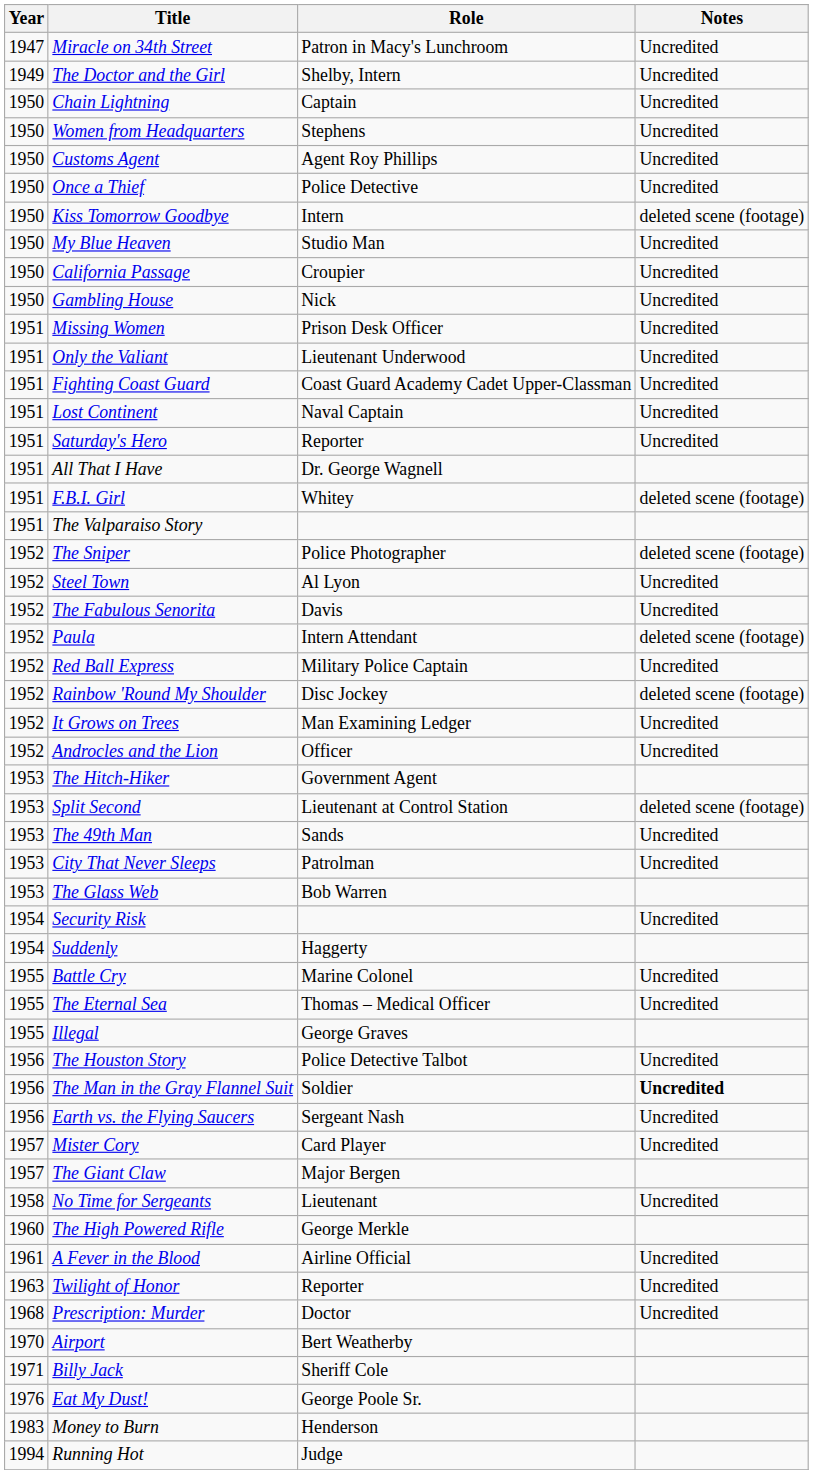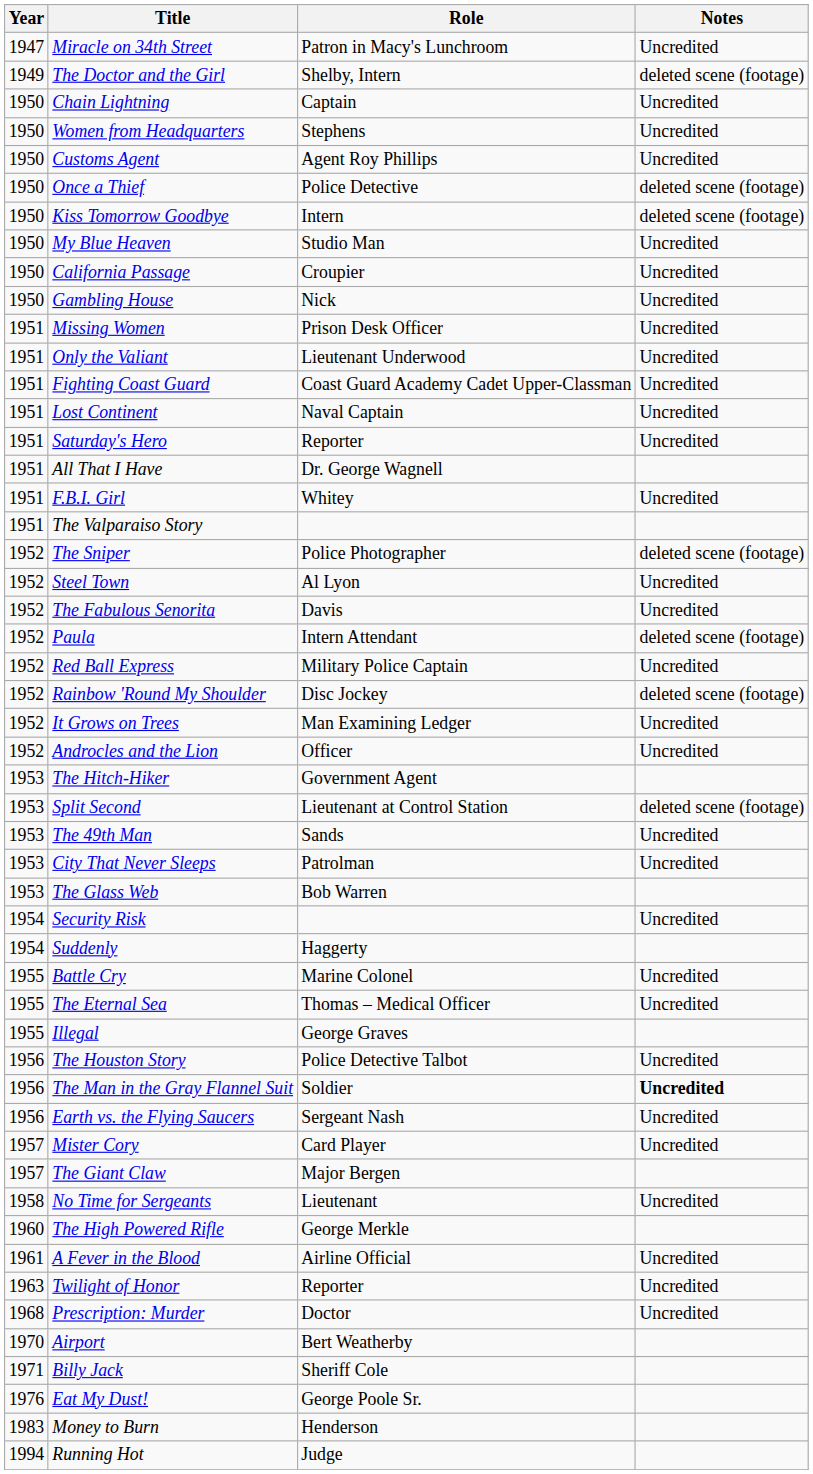(679, 74) Uncredited -> (722, 74) deleted scene (footage)
(679, 187) Uncredited -> (722, 187) deleted scene (footage)
(722, 497) deleted scene (footage) -> (679, 497) Uncredited
